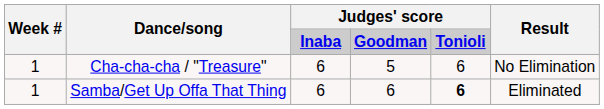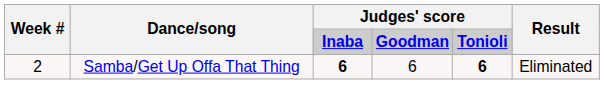- row: (178, 66)
(35, 91) 1 -> (38, 66) 2
(321, 91) normal -> (343, 66) bold
